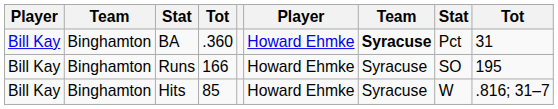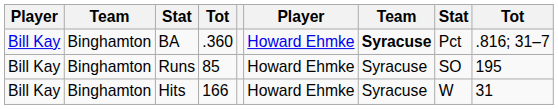(484, 41) 31 -> (513, 41) .816; 31–7
(215, 66) 166 -> (211, 66) 85
(211, 91) 85 -> (215, 91) 166
(513, 91) .816; 31–7 -> (484, 91) 31
